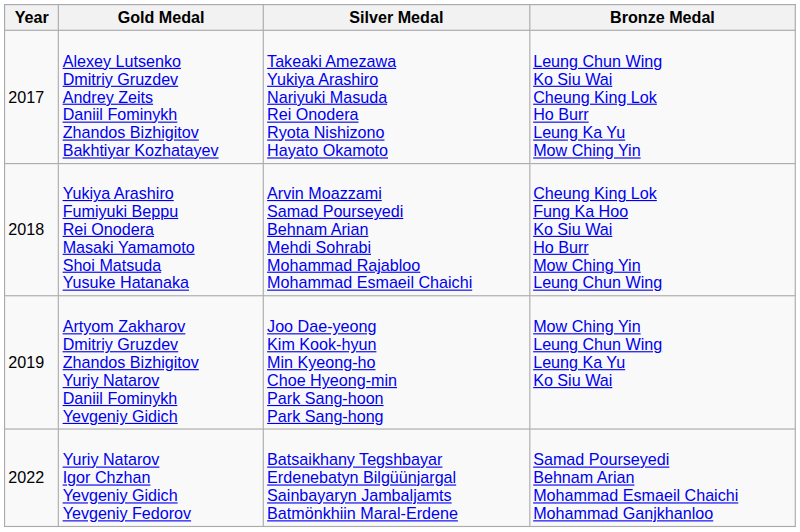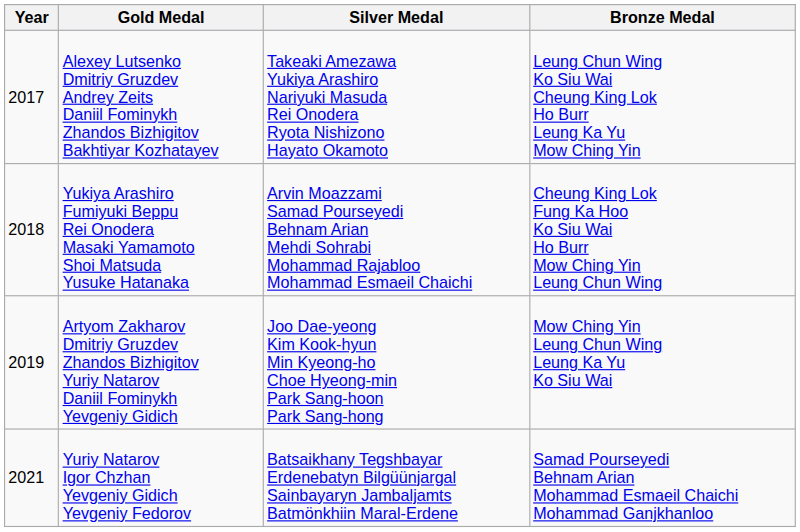(26, 478) 2022 -> (26, 478) 2021
